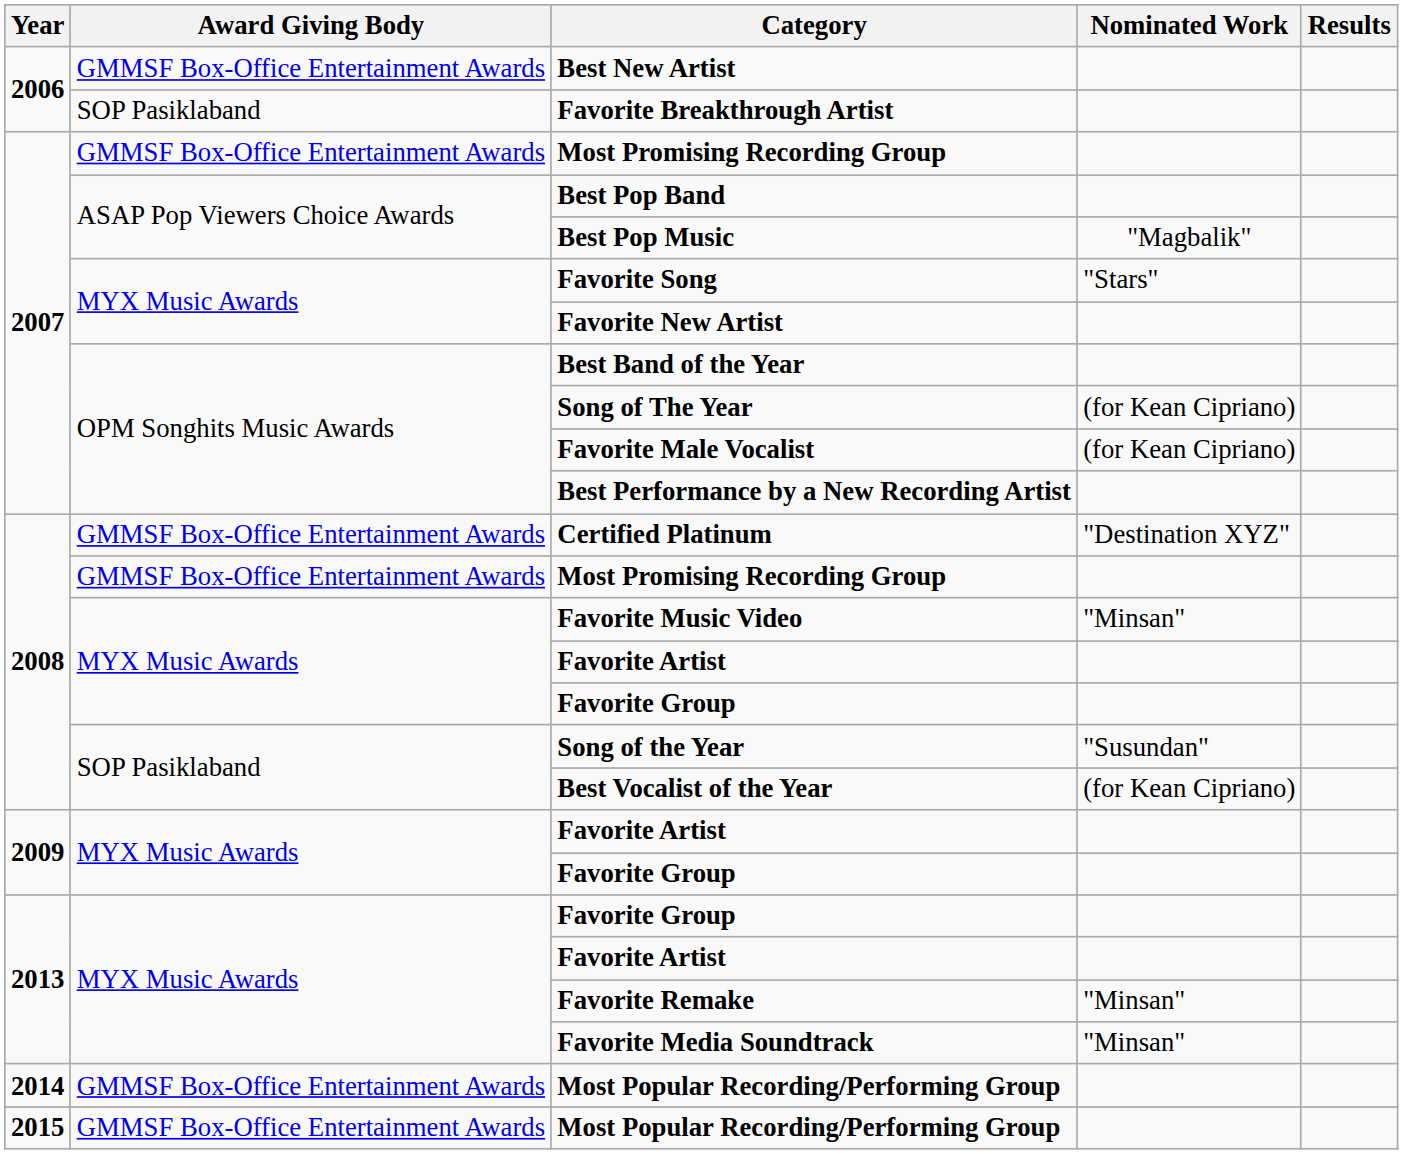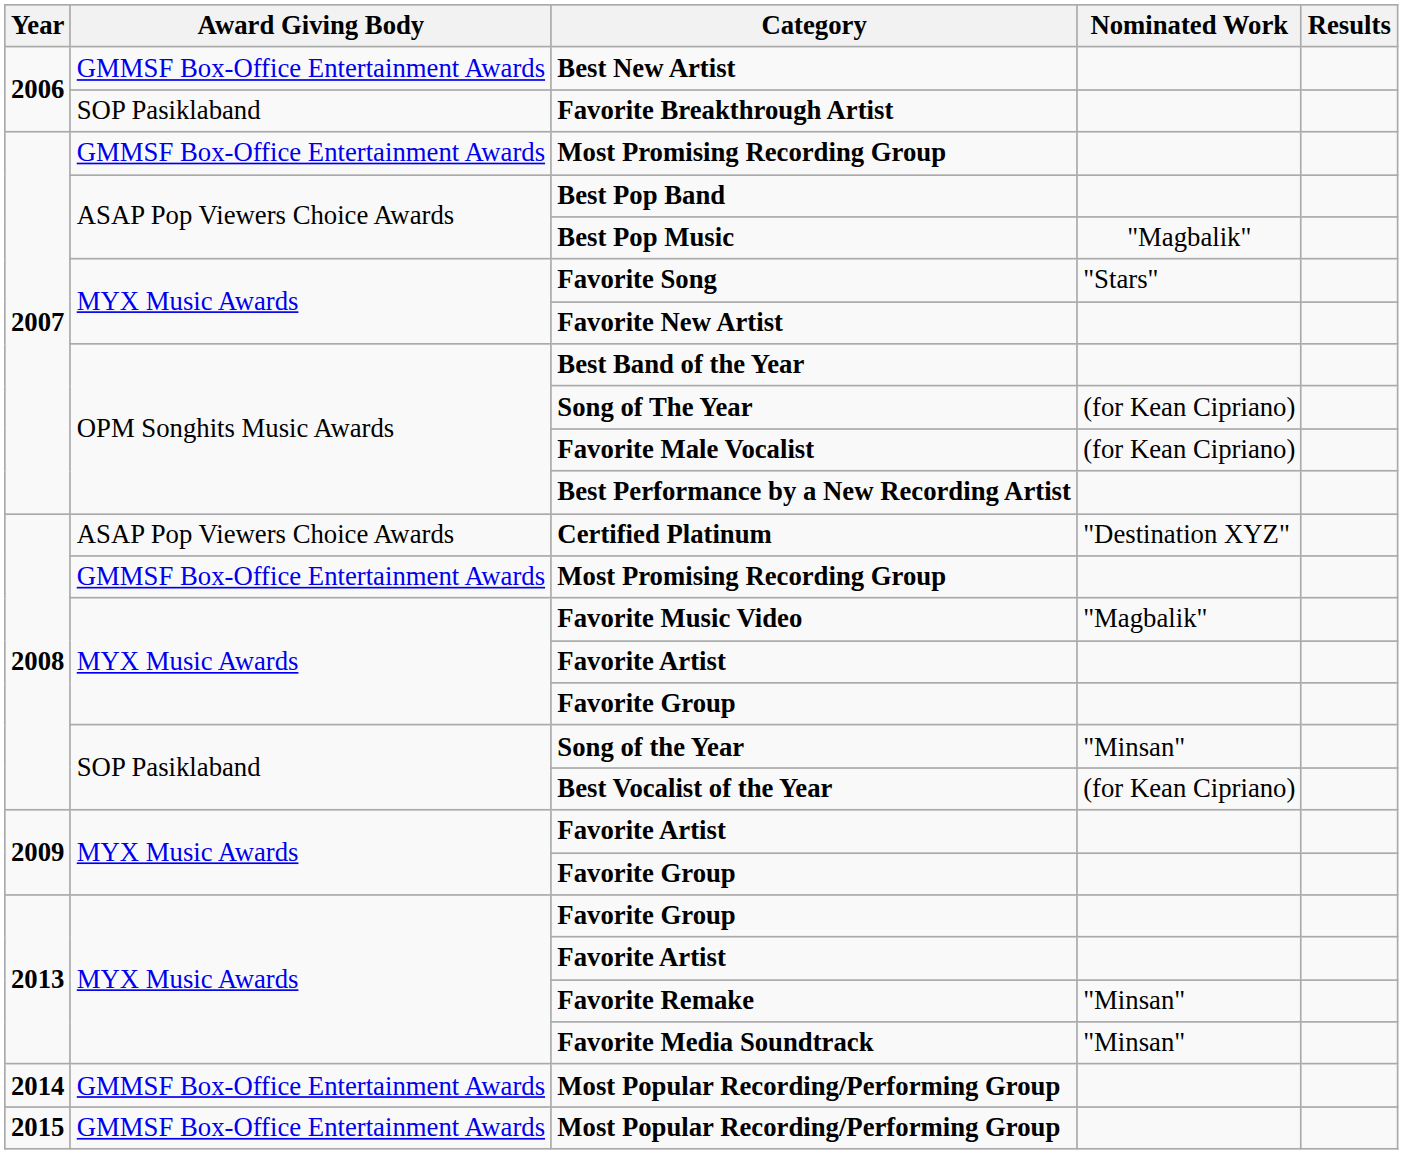(311, 534) GMMSF Box-Office Entertainment Awards -> (265, 534) ASAP Pop Viewers Choice Awards
(1134, 618) "Minsan" -> (1145, 618) "Magbalik"
(1146, 746) "Susundan" -> (1134, 746) "Minsan"
